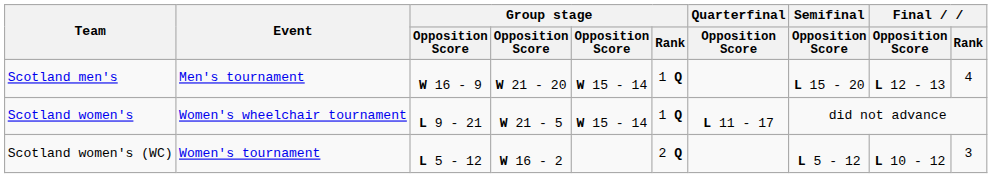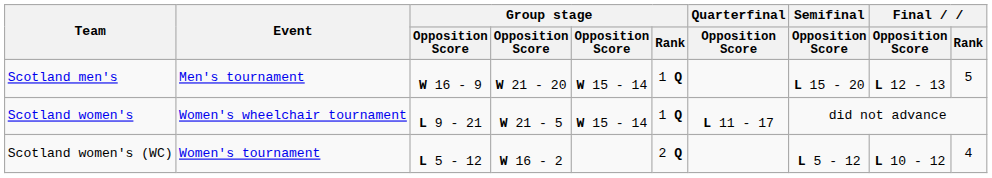(968, 78) 4 -> (968, 78) 5
(968, 153) 3 -> (968, 153) 4
